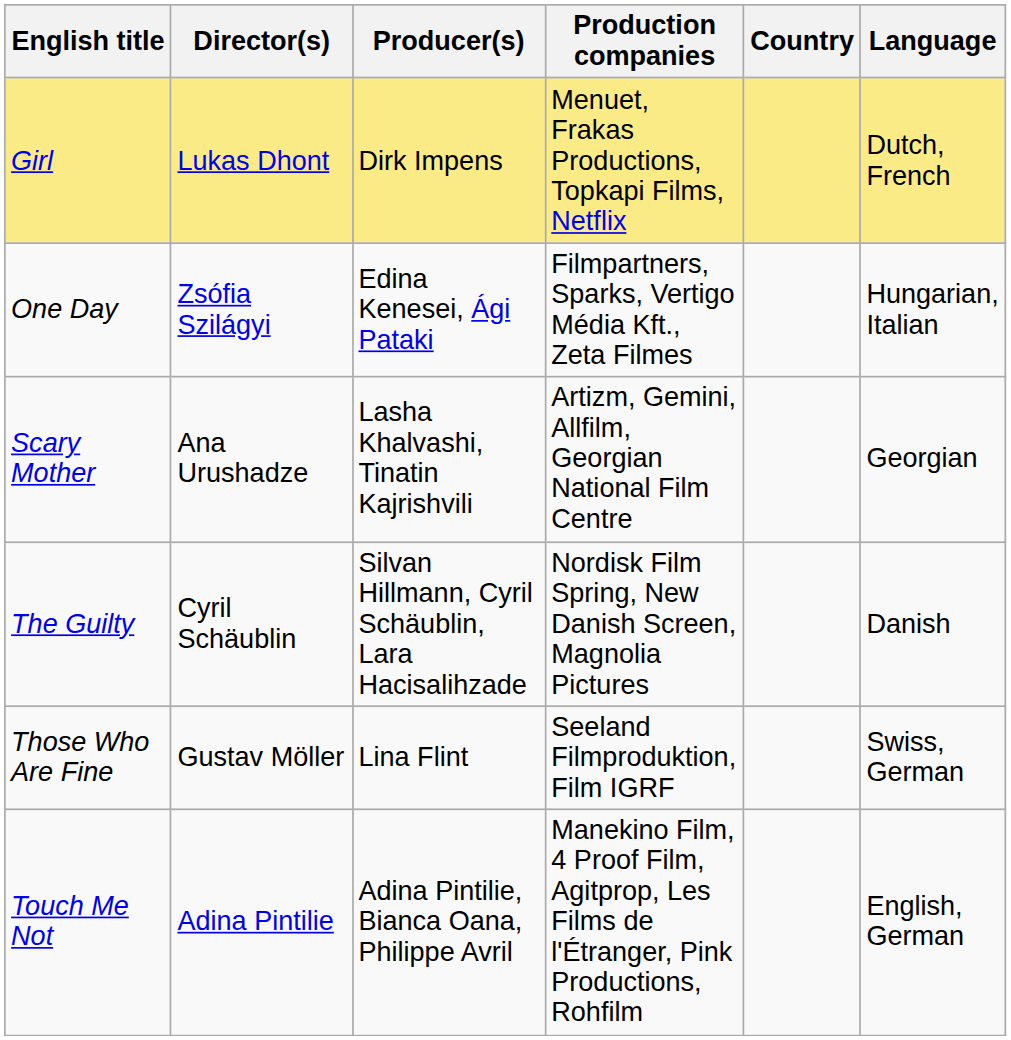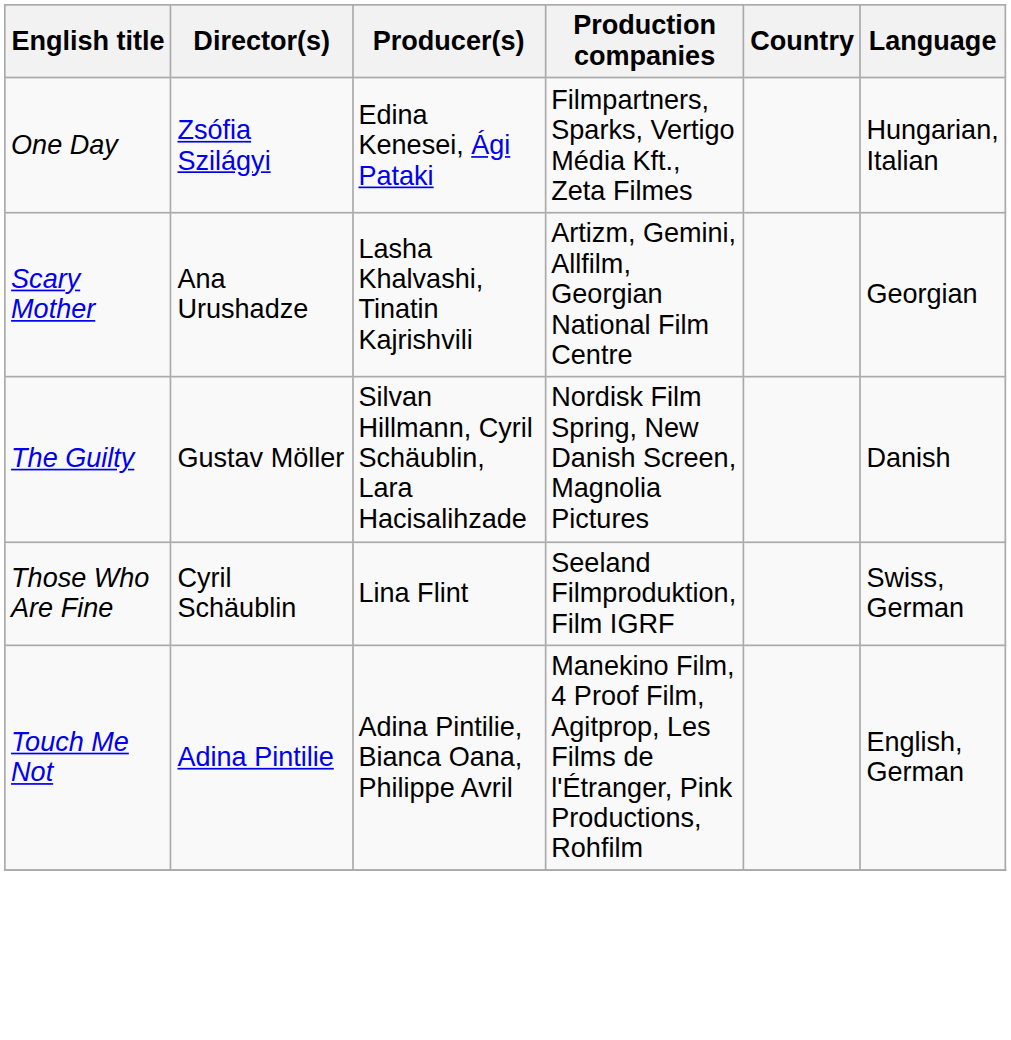- row: (32, 160)
(237, 623) Cyril Schäublin -> (261, 458) Gustav Möller
(261, 757) Gustav Möller -> (237, 592) Cyril Schäublin
